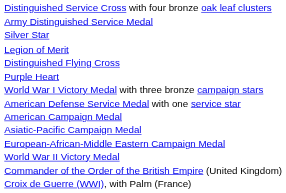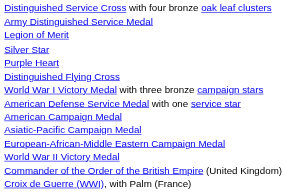rows swapped: (27, 35) <-> (37, 49)
rows swapped: (62, 63) <-> (32, 76)
